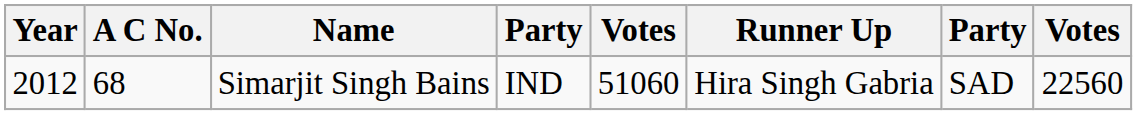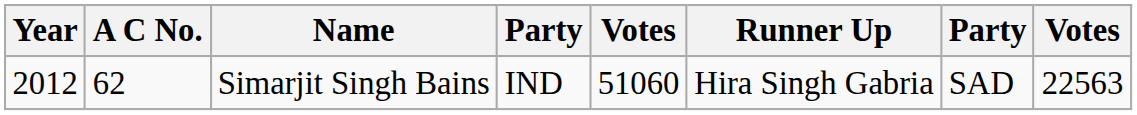(109, 82) 68 -> (109, 82) 62
(1082, 82) 22560 -> (1082, 82) 22563
